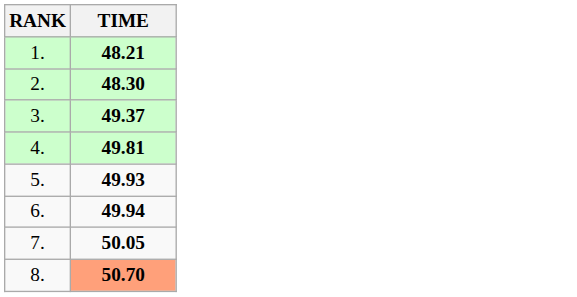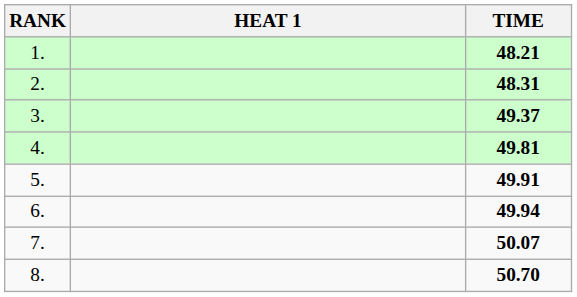+ column: (268, 20)
(123, 84) 48.30 -> (518, 84) 48.31
(123, 179) 49.93 -> (518, 179) 49.91
(123, 243) 50.05 -> (518, 243) 50.07
(123, 275) lightsalmon background -> (518, 275) no background
